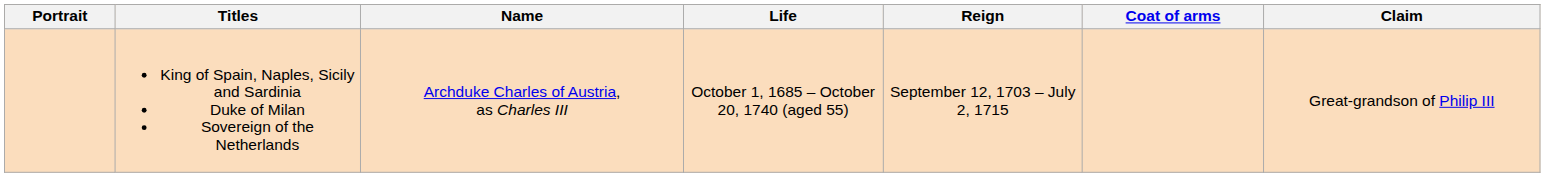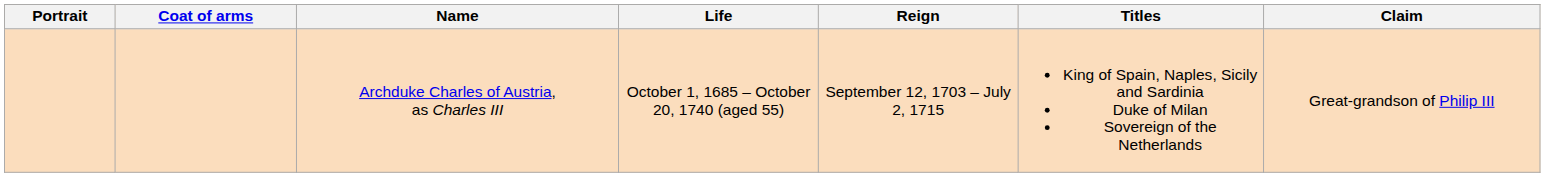columns swapped: (1173, 16) <-> (238, 16)
